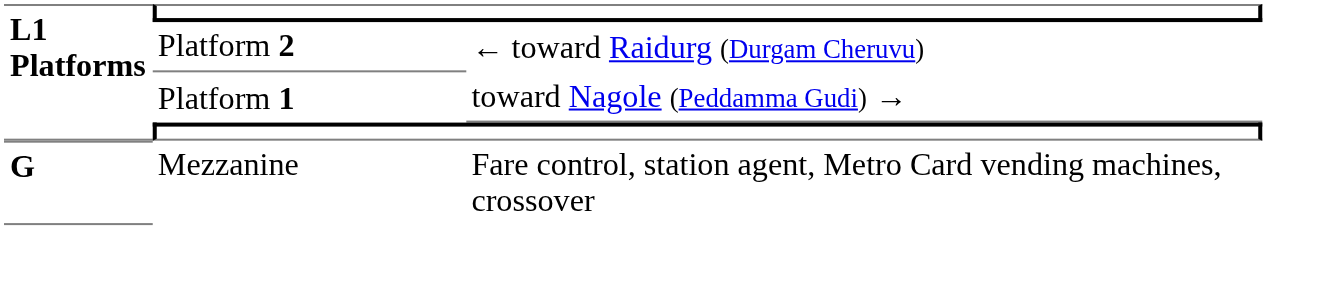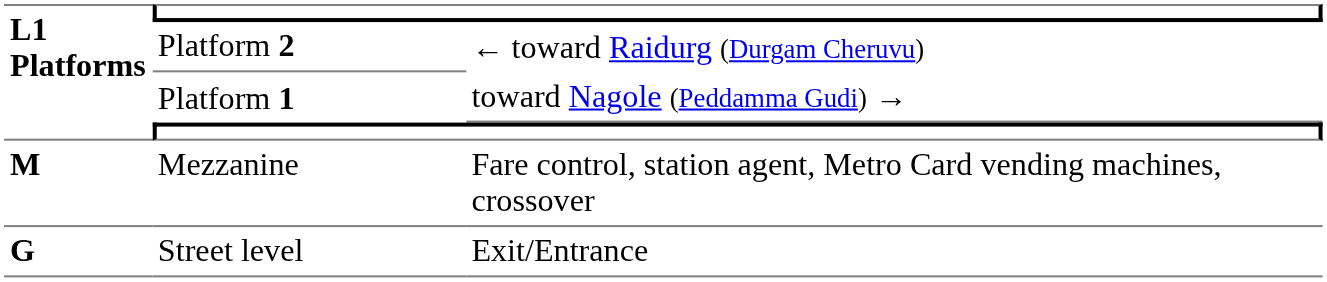(23, 166) G -> (25, 164) M
+ row: (231, 250)
